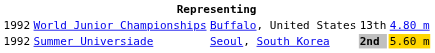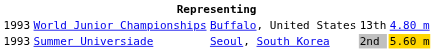(17, 25) 1992 -> (17, 25) 1993
(17, 41) 1992 -> (17, 41) 1993
(370, 41) bold -> (370, 41) normal
